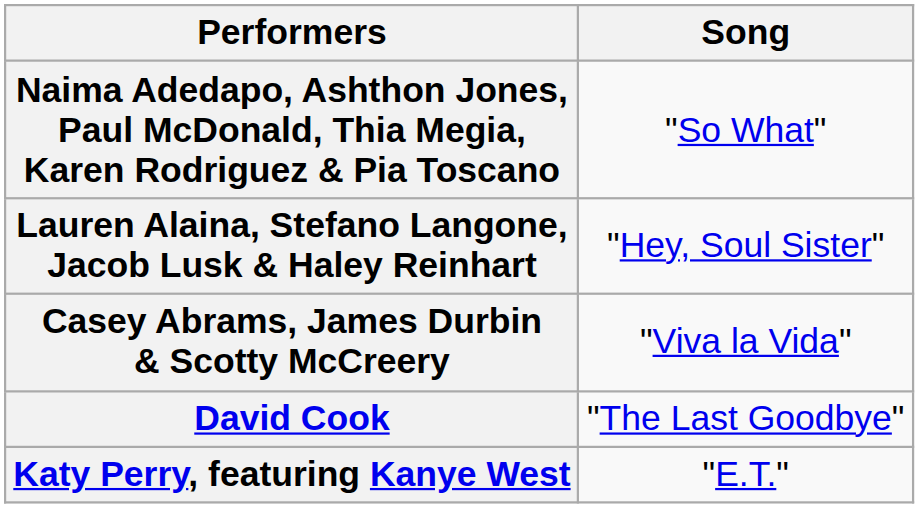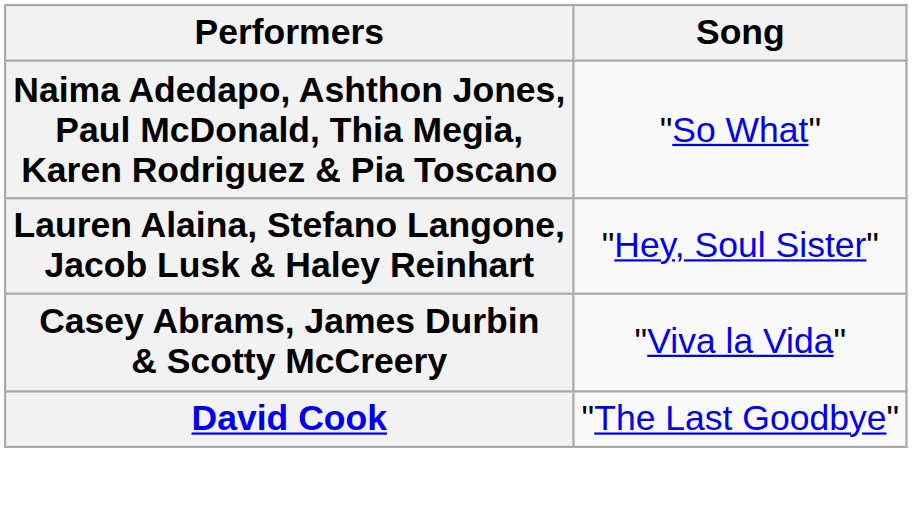- row: (292, 474)
